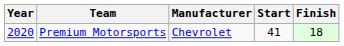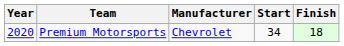(274, 32) 41 -> (274, 32) 34
